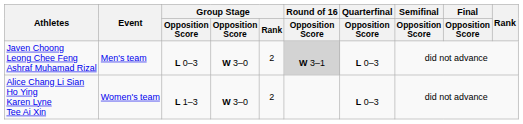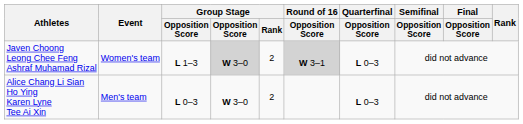(124, 58) Men's team -> (130, 58) Women's team
(186, 63) L 0–3 -> (186, 63) L 1–3
(235, 63) no background -> (235, 63) lightgrey background
(130, 97) Women's team -> (124, 97) Men's team
(186, 102) L 1–3 -> (186, 102) L 0–3
